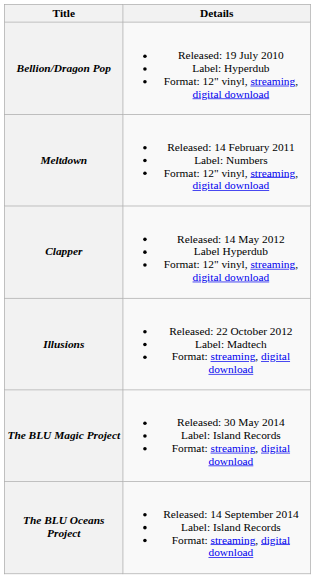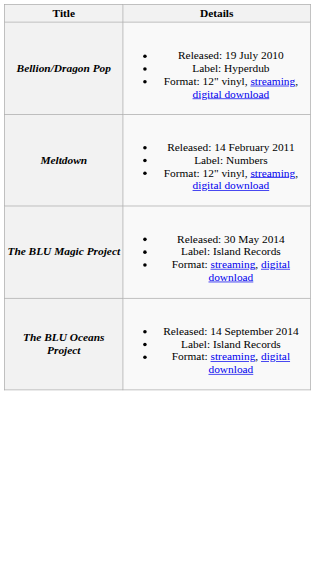- row: (64, 252)
- row: (64, 344)
